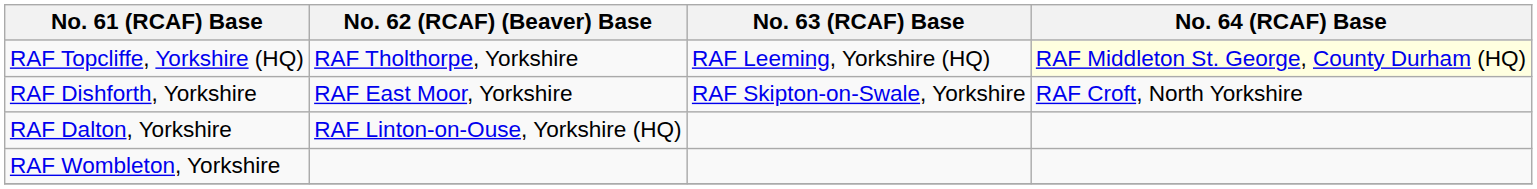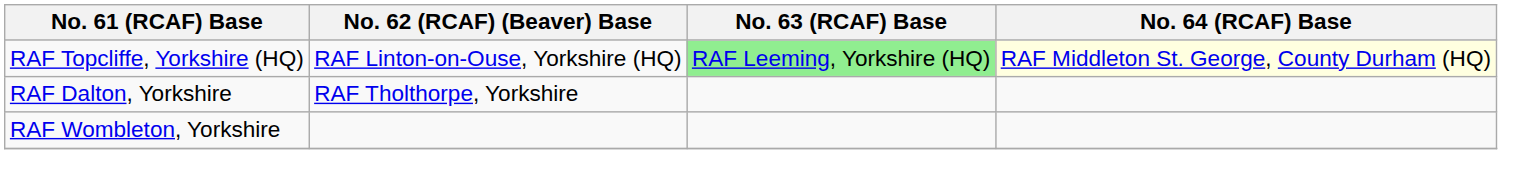(446, 58) RAF Tholthorpe, Yorkshire -> (498, 58) RAF Linton-on-Ouse, Yorkshire (HQ)
(841, 58) no background -> (841, 58) lightgreen background
- row: (133, 93)
(498, 129) RAF Linton-on-Ouse, Yorkshire (HQ) -> (446, 93) RAF Tholthorpe, Yorkshire
